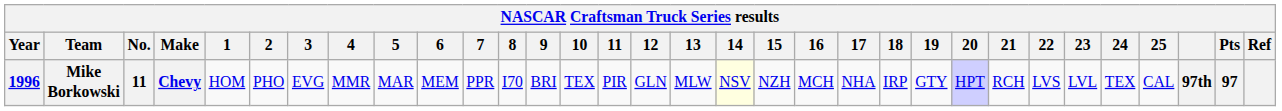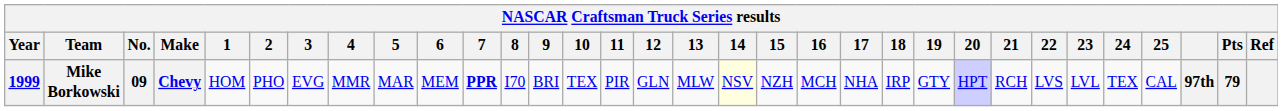(24, 82) 1996 -> (24, 82) 1999
(139, 82) 11 -> (139, 82) 09
(480, 82) normal -> (482, 82) bold
(1230, 82) 97 -> (1232, 82) 79
